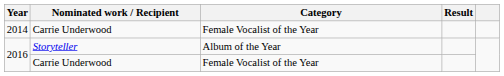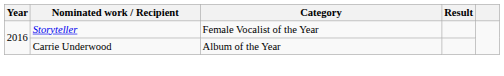- row: (17, 29)
(242, 46) Album of the Year -> (261, 29) Female Vocalist of the Year
(261, 63) Female Vocalist of the Year -> (242, 46) Album of the Year
